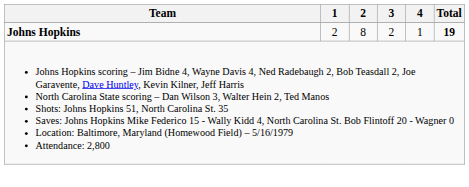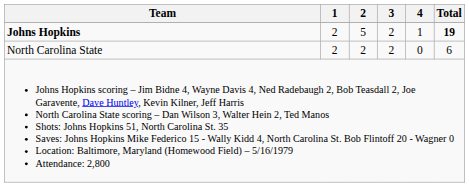(363, 31) 8 -> (363, 31) 5
+ row: (55, 50)
